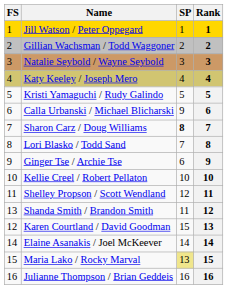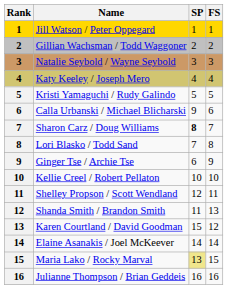columns swapped: (208, 12) <-> (13, 12)
